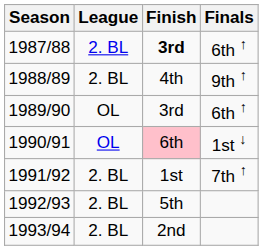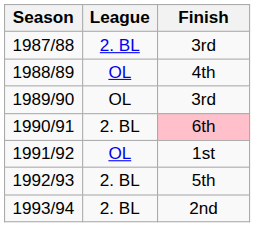- column: (229, 18)
(171, 47) bold -> (204, 45) normal
(108, 79) 2. BL -> (120, 72) OL
(108, 142) OL -> (120, 126) 2. BL
(108, 174) 2. BL -> (120, 153) OL
